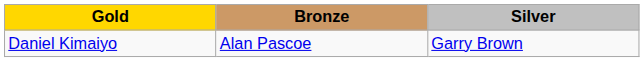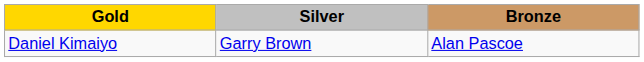columns swapped: (533, 17) <-> (322, 17)
